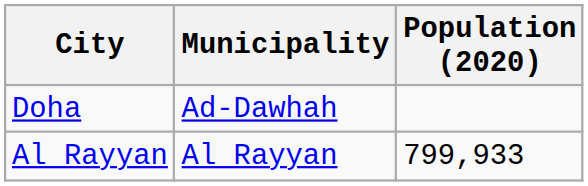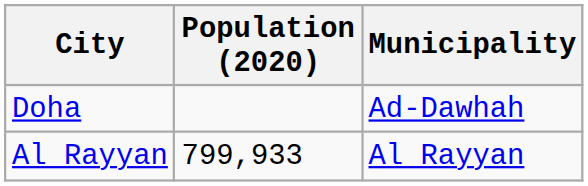columns swapped: (286, 45) <-> (490, 45)
